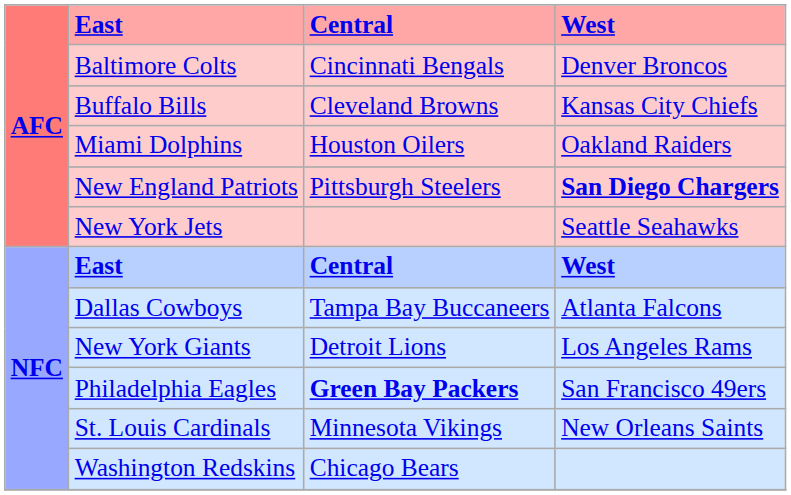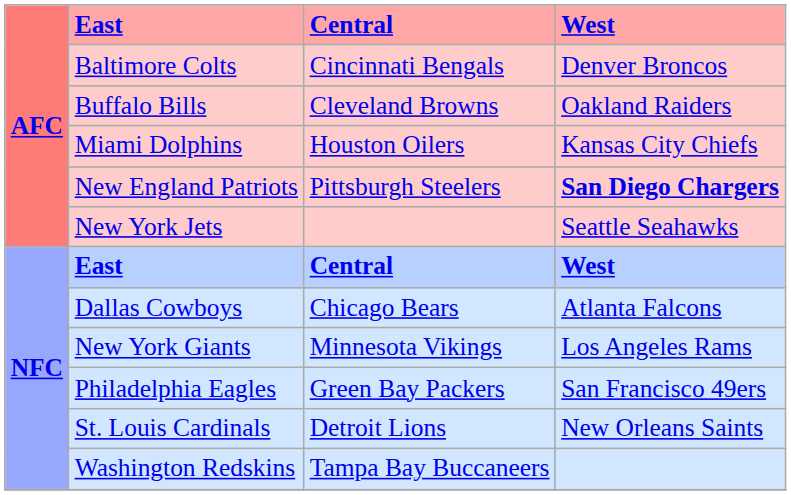(659, 105) Kansas City Chiefs -> (646, 105) Oakland Raiders
(646, 145) Oakland Raiders -> (659, 145) Kansas City Chiefs
(430, 307) Tampa Bay Buccaneers -> (384, 307) Chicago Bears
(378, 347) Detroit Lions -> (406, 347) Minnesota Vikings
(414, 387) bold -> (407, 387) normal
(406, 428) Minnesota Vikings -> (378, 428) Detroit Lions
(384, 468) Chicago Bears -> (430, 468) Tampa Bay Buccaneers
